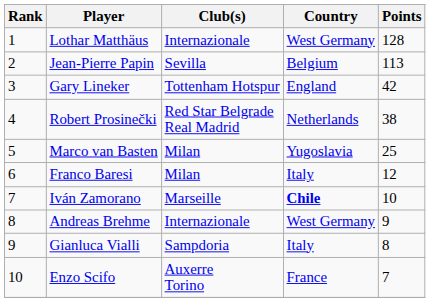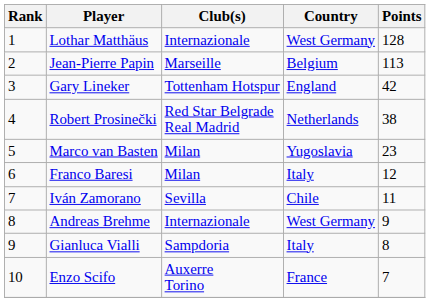(185, 63) Sevilla -> (193, 63) Marseille
(389, 151) 25 -> (389, 151) 23
(193, 198) Marseille -> (185, 198) Sevilla
(304, 198) bold -> (303, 198) normal
(389, 198) 10 -> (389, 198) 11
